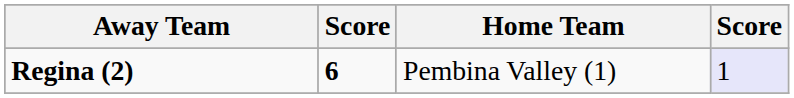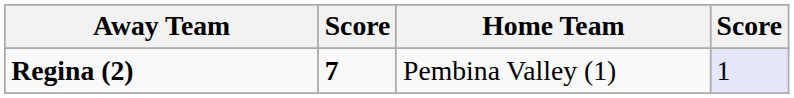(332, 70) 6 -> (332, 70) 7
